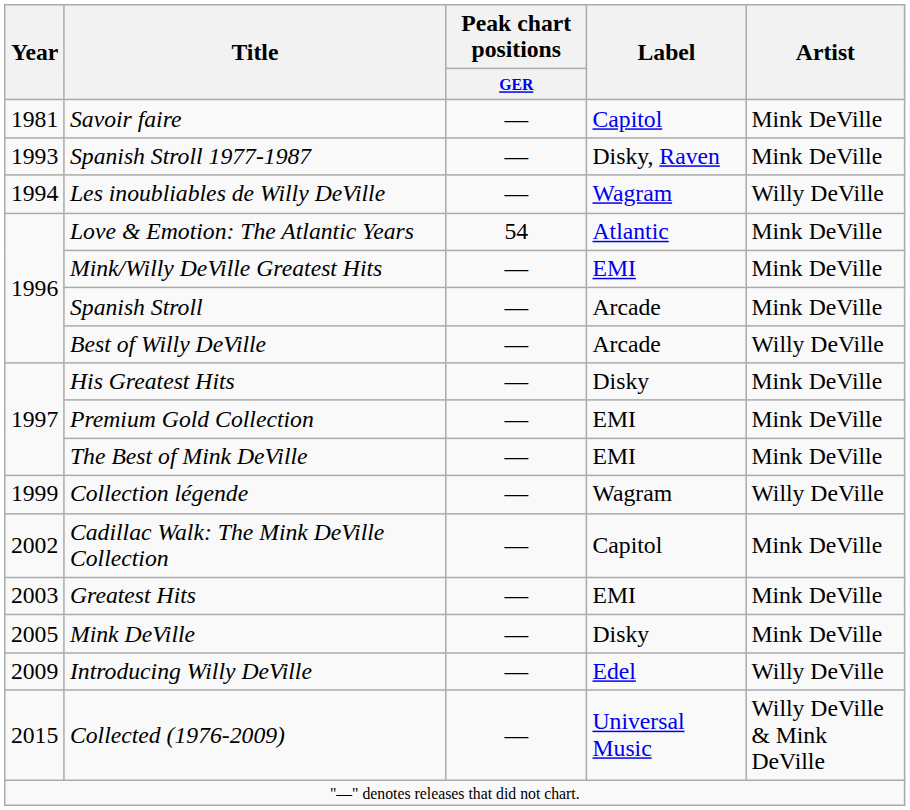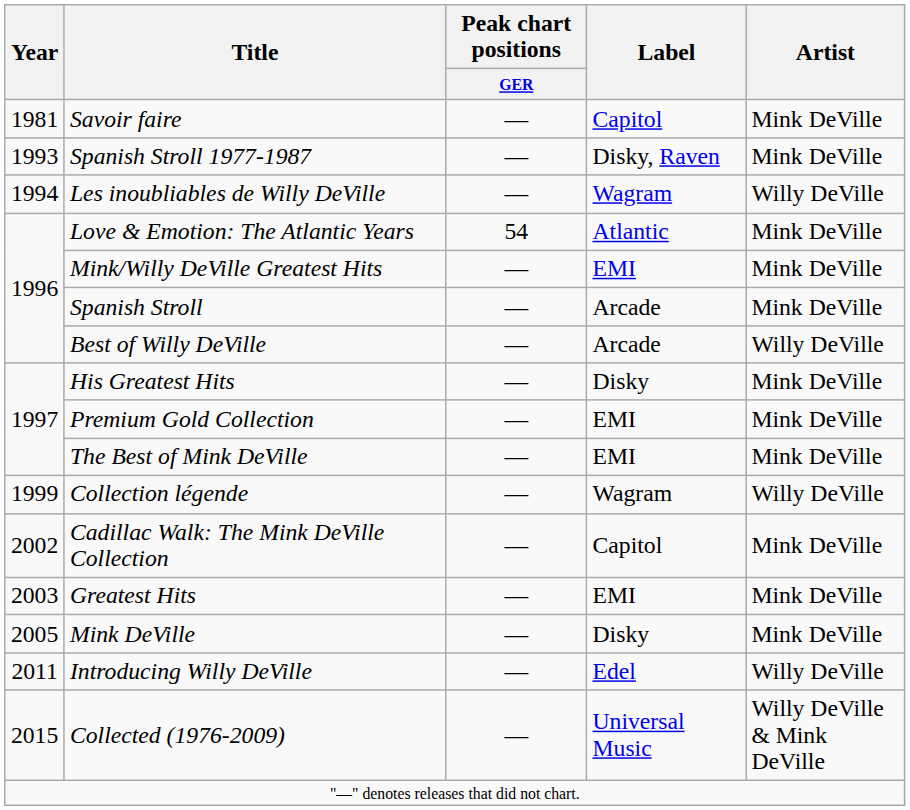(35, 671) 2009 -> (35, 671) 2011
